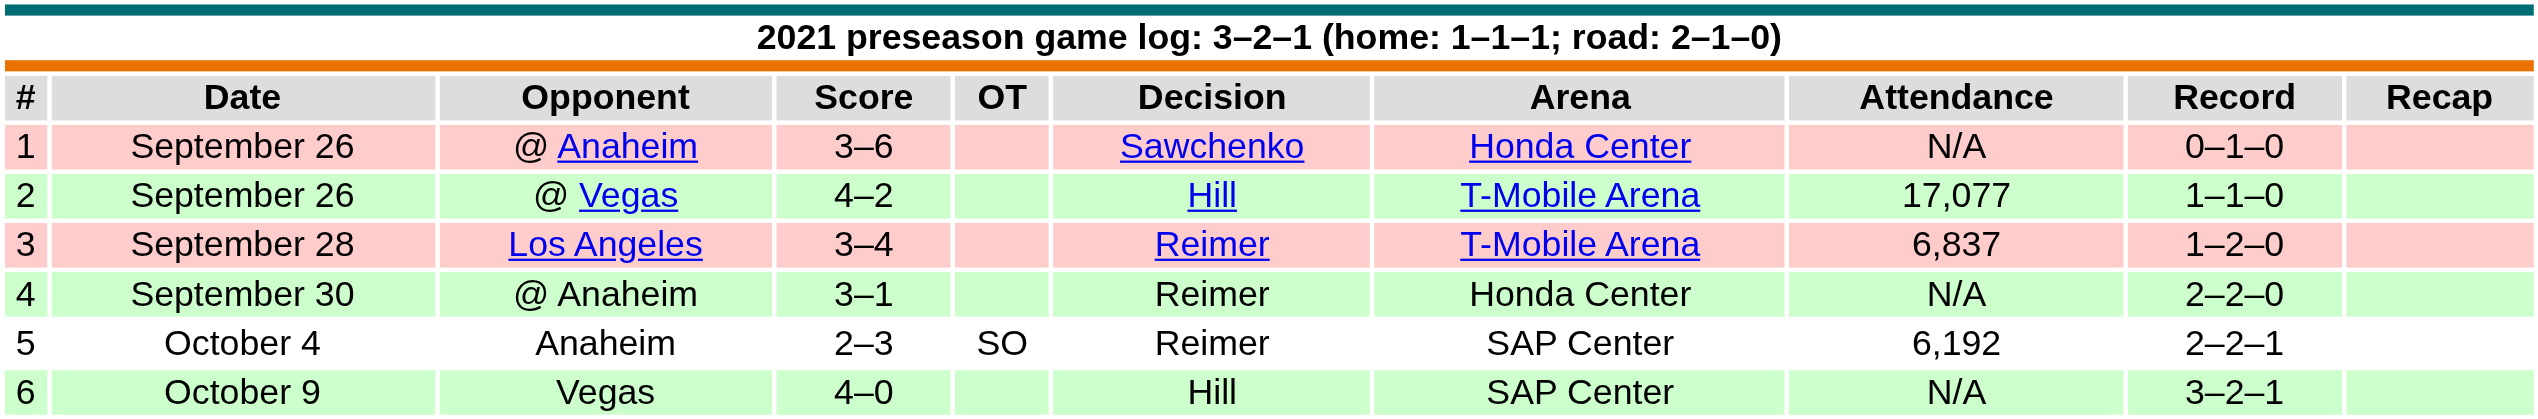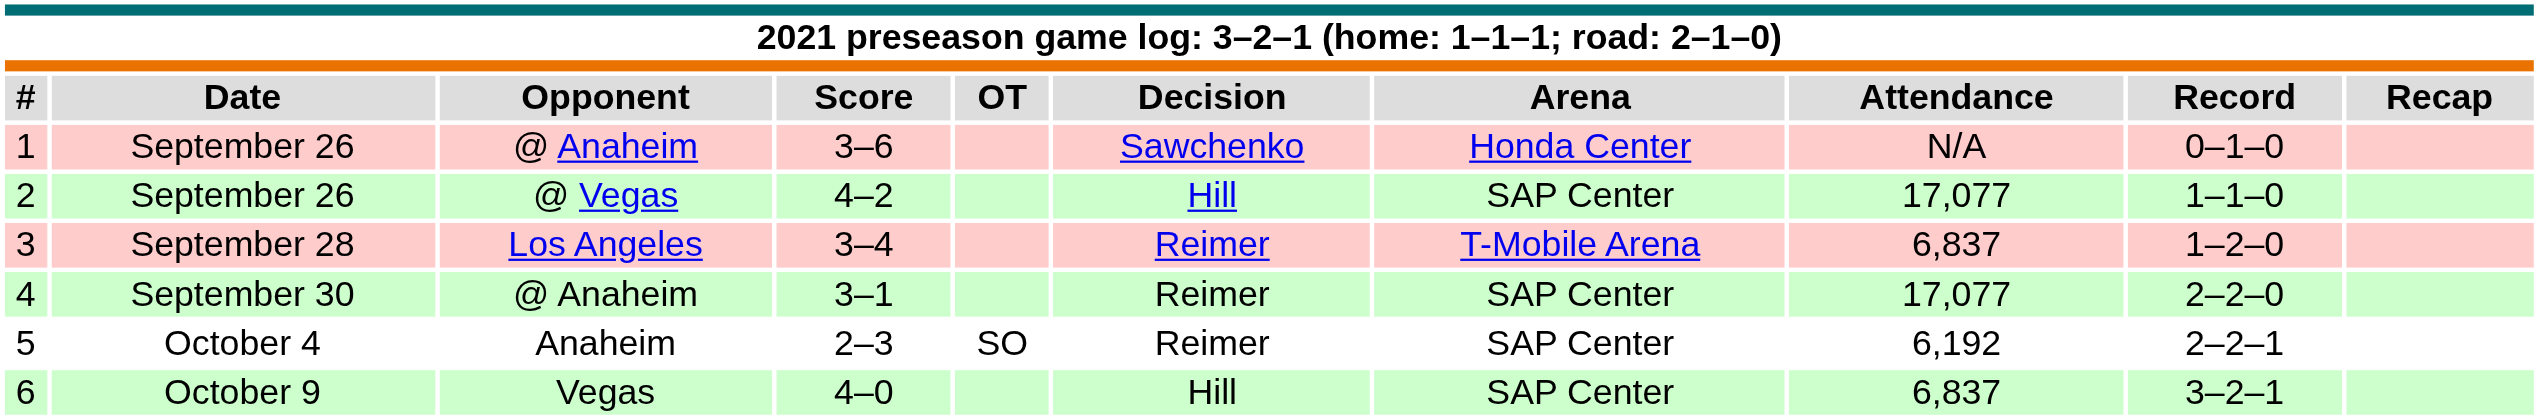(1580, 195) T-Mobile Arena -> (1580, 195) SAP Center
(1580, 293) Honda Center -> (1580, 293) SAP Center
(1957, 293) N/A -> (1957, 293) 17,077
(1957, 391) N/A -> (1957, 391) 6,837
